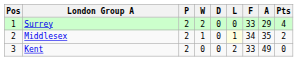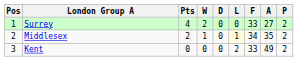columns swapped: (187, 11) <-> (284, 11)
(267, 24) 29 -> (269, 24) 27
